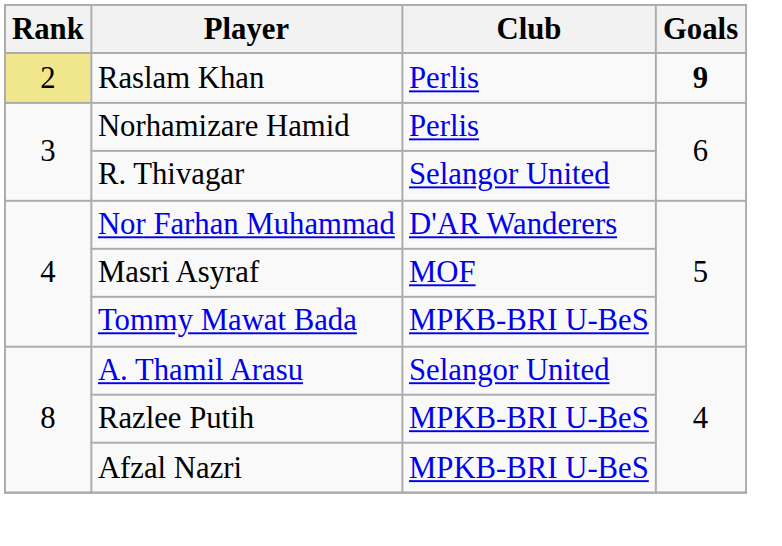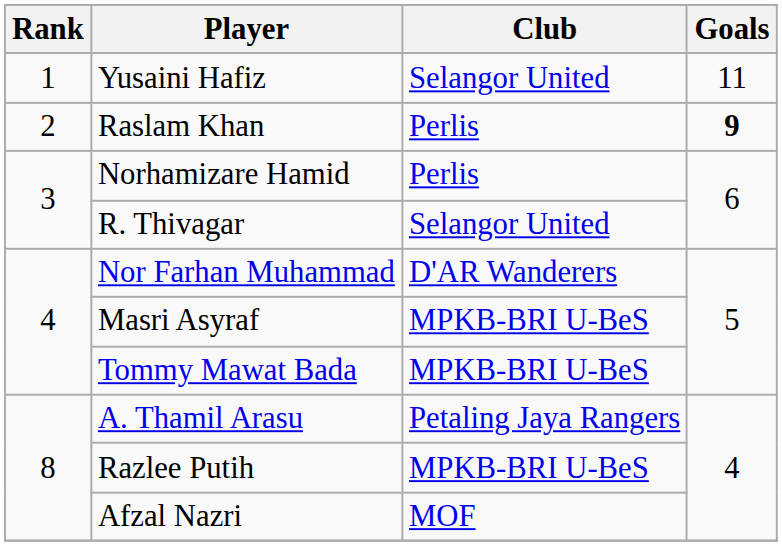+ row: (182, 77)
(48, 77) khaki background -> (48, 126) no background
(442, 272) MOF -> (529, 321) MPKB-BRI U-BeS
(509, 369) Selangor United -> (545, 418) Petaling Jaya Rangers
(529, 467) MPKB-BRI U-BeS -> (442, 516) MOF
